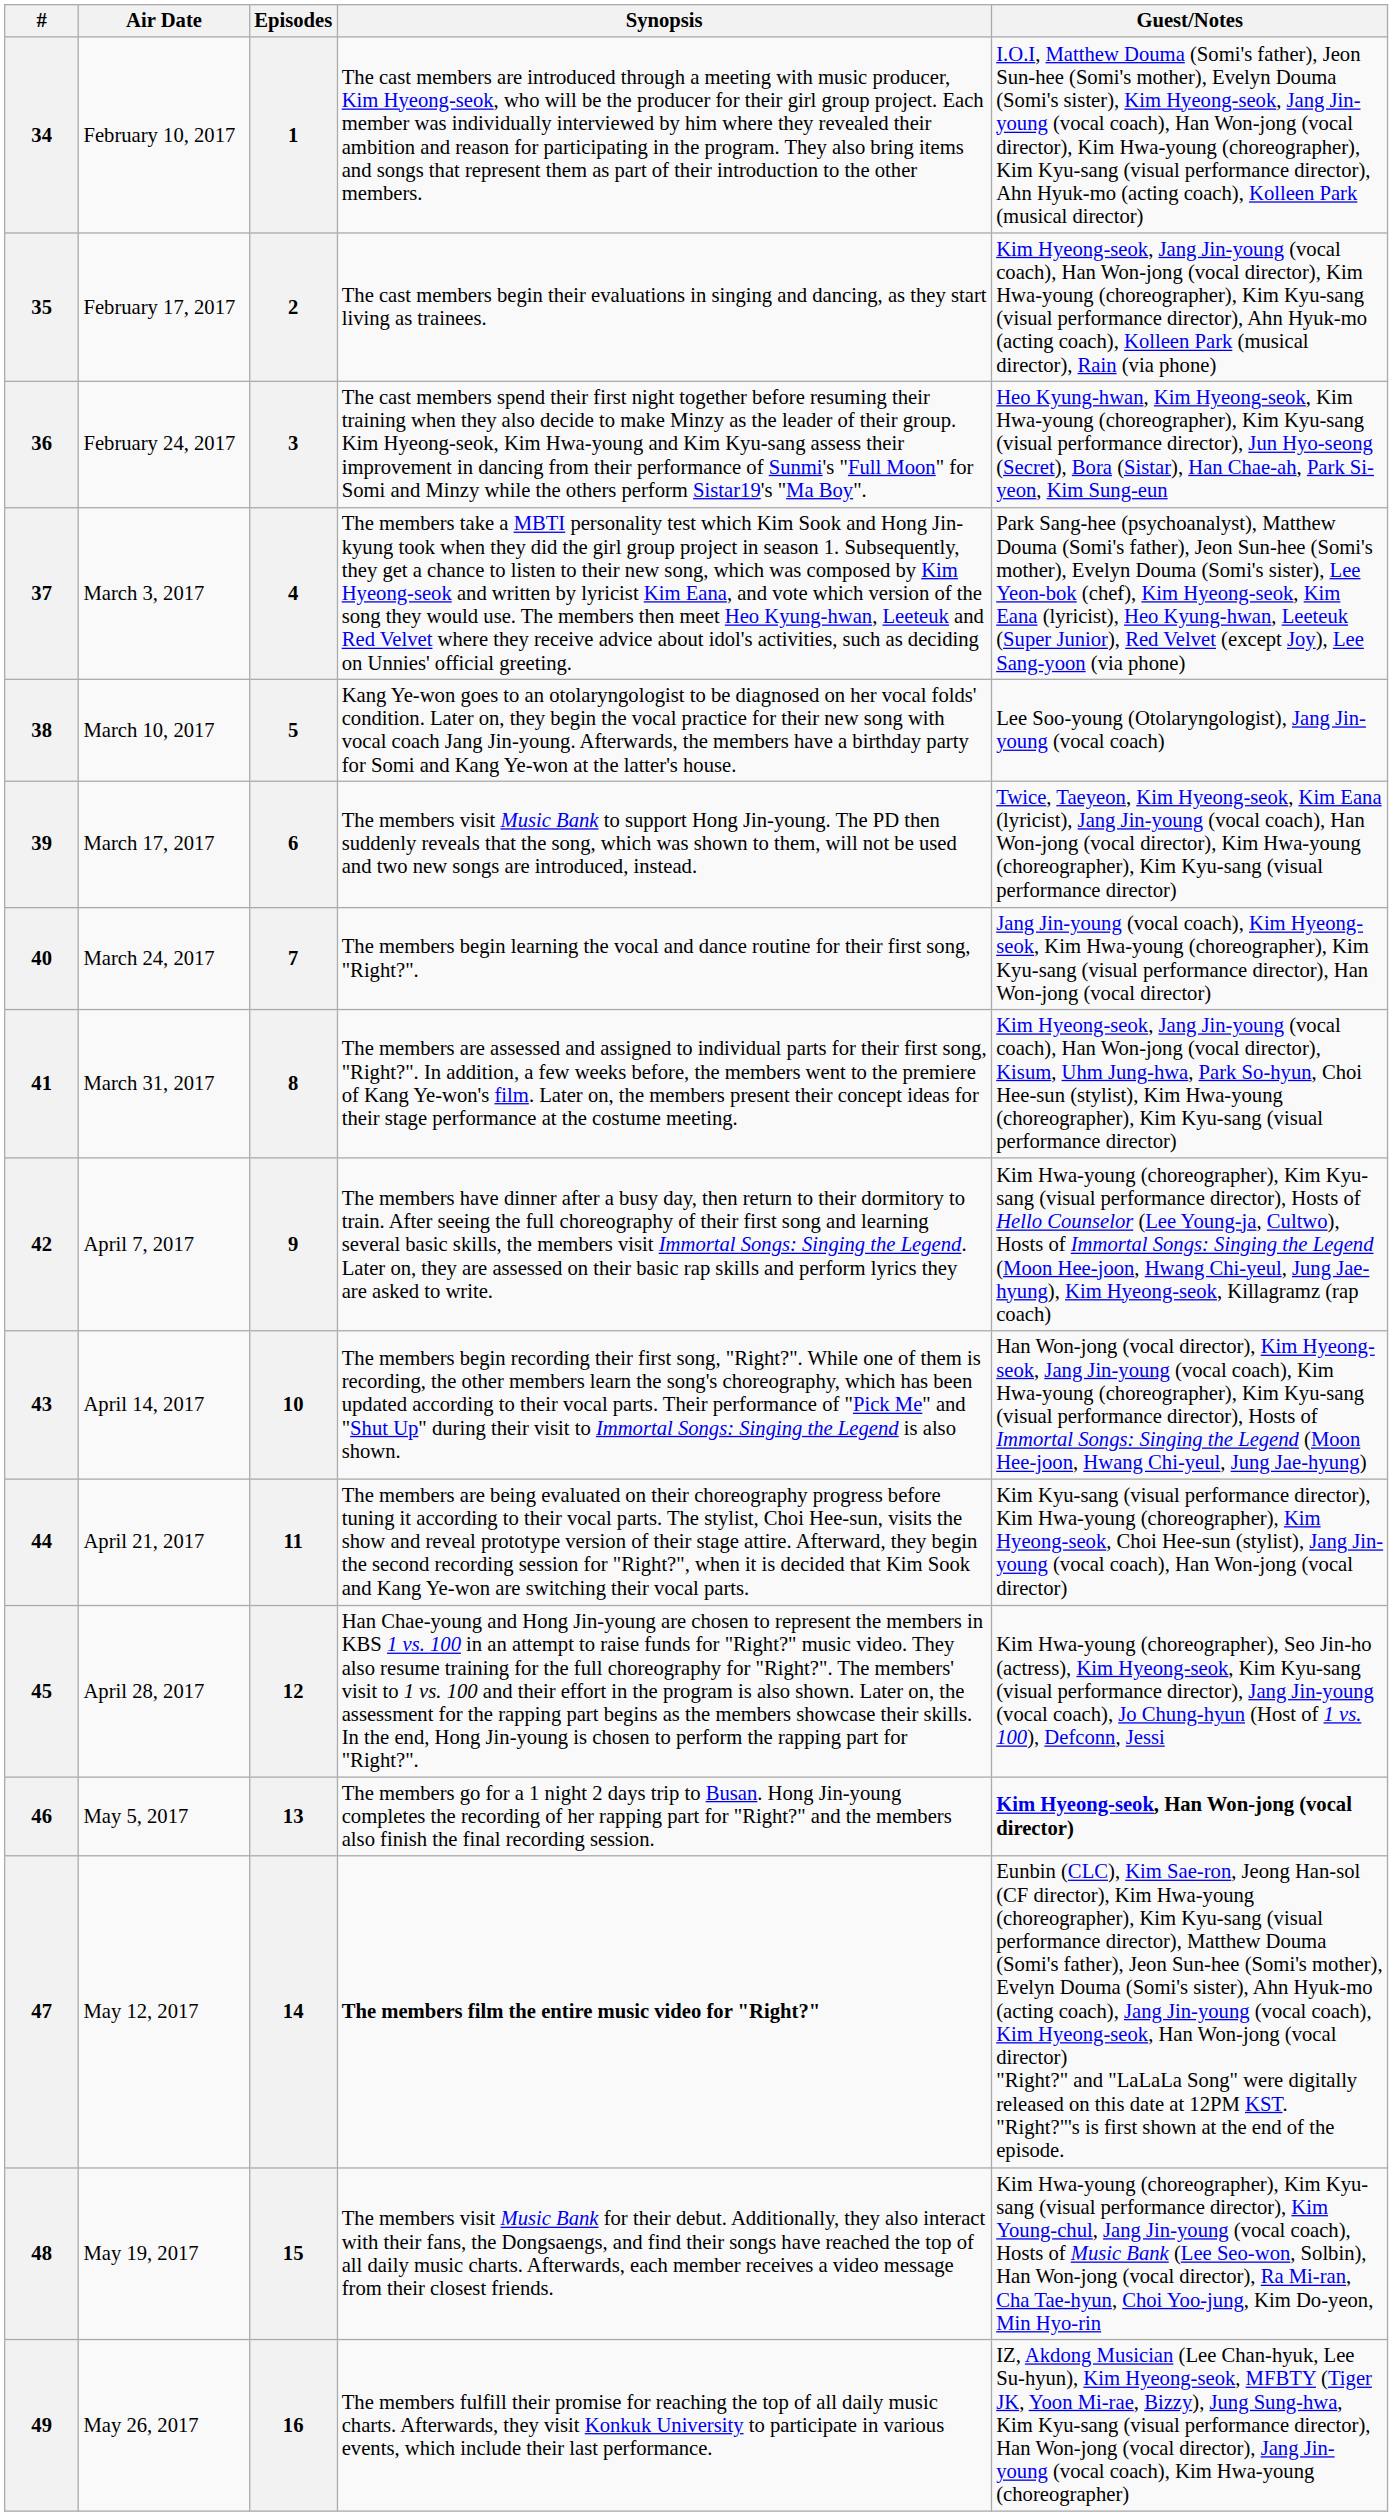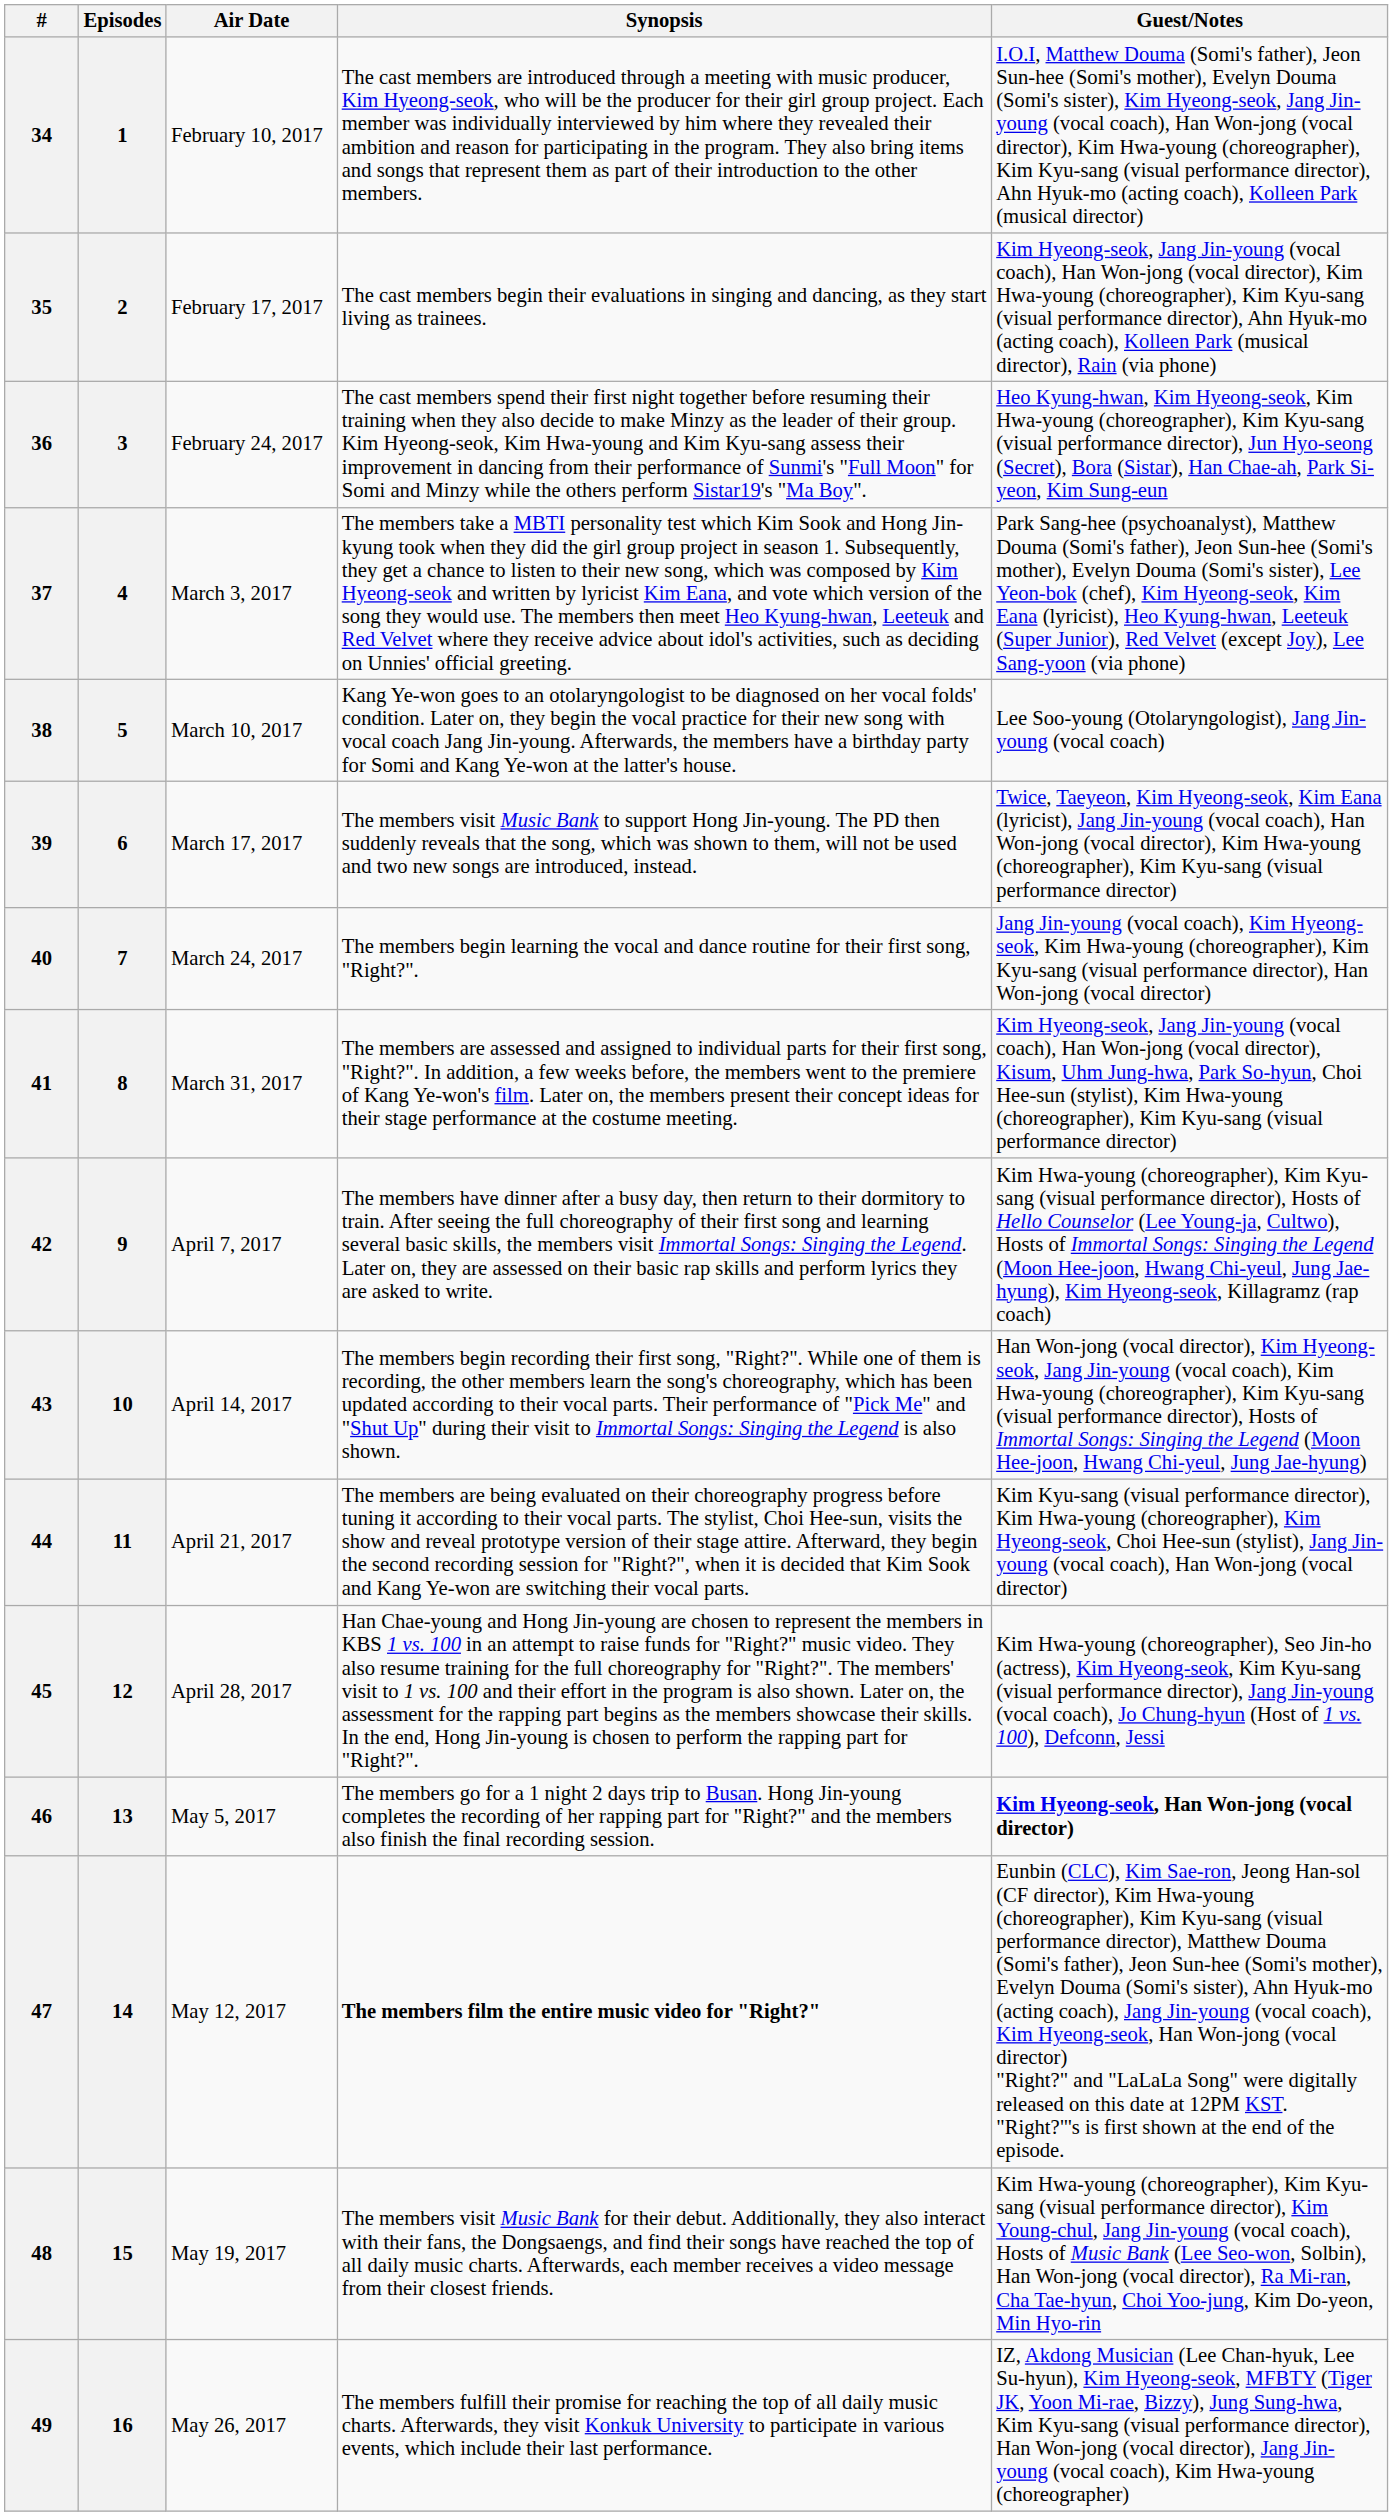columns swapped: (293, 20) <-> (164, 20)
